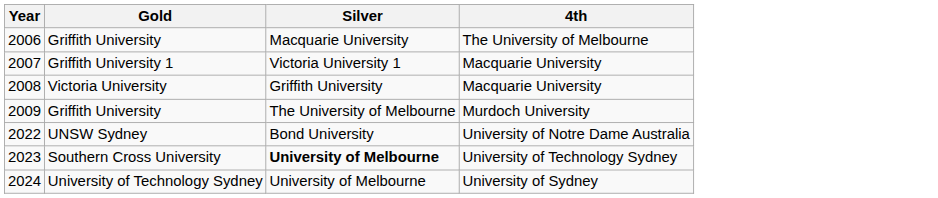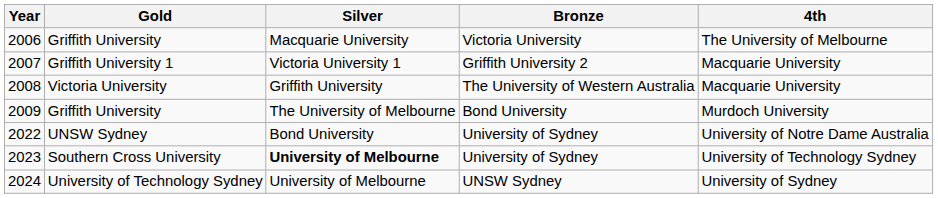+ column: (578, 16)
